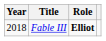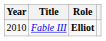(17, 28) 2018 -> (17, 28) 2010
